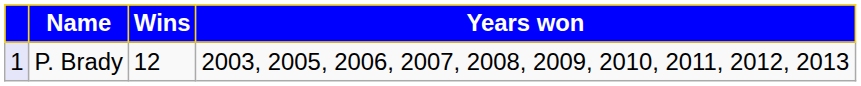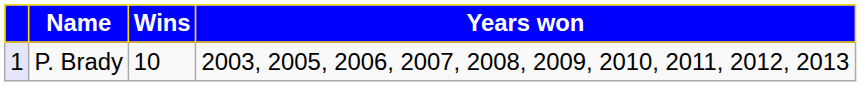(147, 61) 12 -> (147, 61) 10
